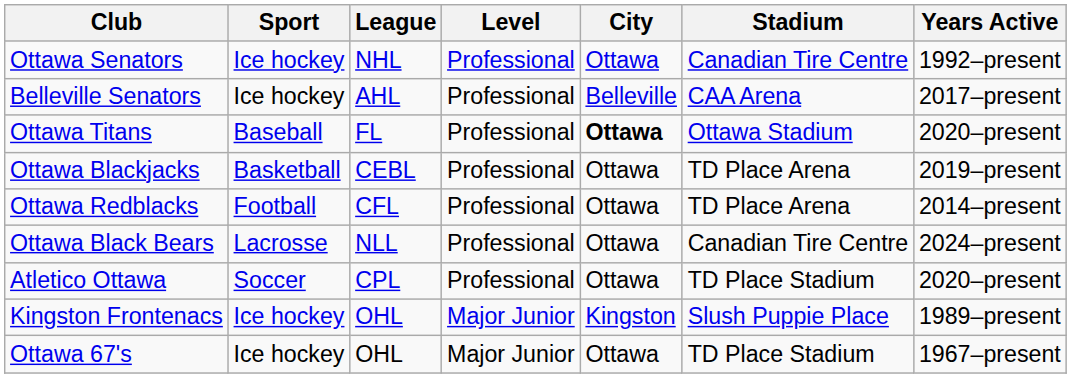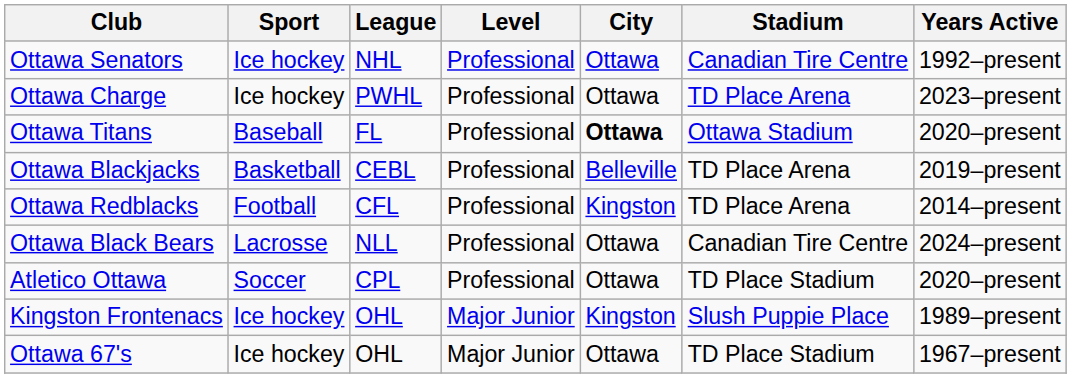+ row: (88, 96)
- row: (106, 96)
(622, 170) Ottawa -> (631, 170) Belleville
(622, 206) Ottawa -> (631, 206) Kingston
